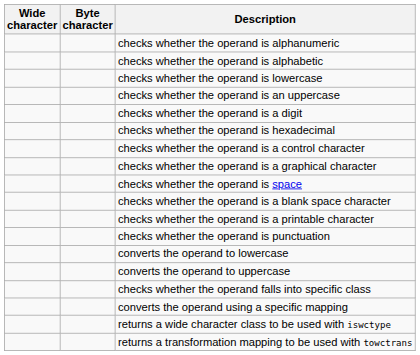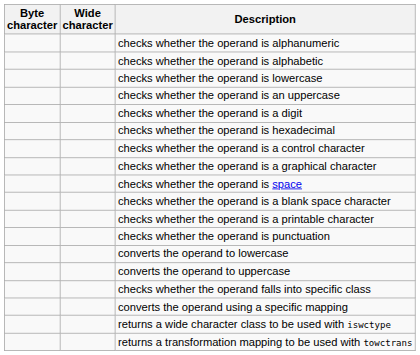columns swapped: (88, 19) <-> (32, 19)
